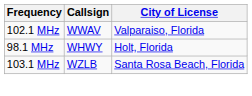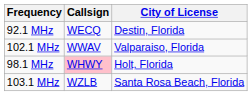+ row: (30, 30)
(85, 47) no background -> (85, 64) pink background
